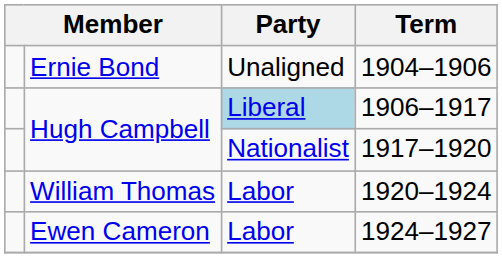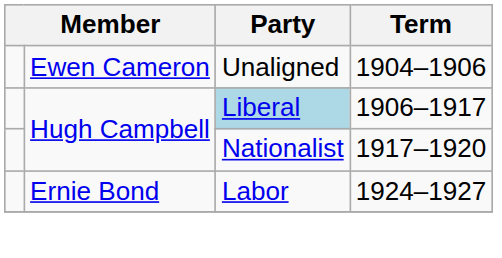(95, 66) Ernie Bond -> (120, 66) Ewen Cameron
- row: (426, 190)
(120, 231) Ewen Cameron -> (95, 190) Ernie Bond
